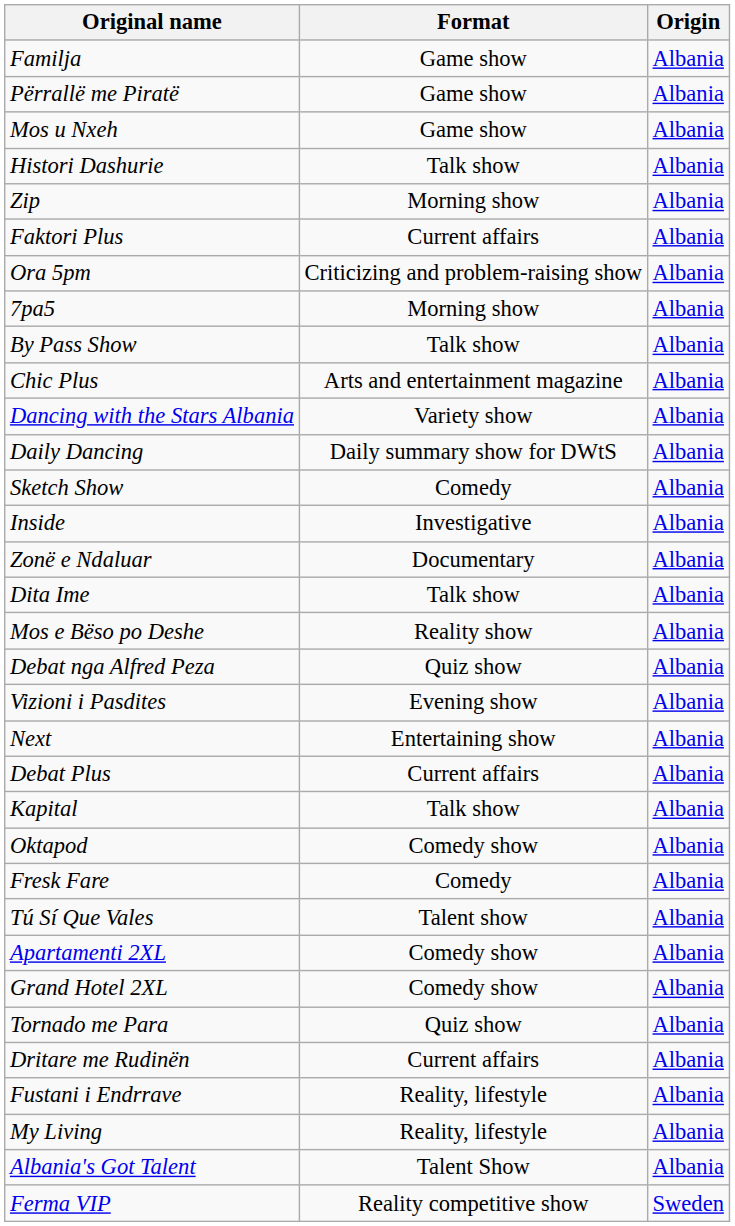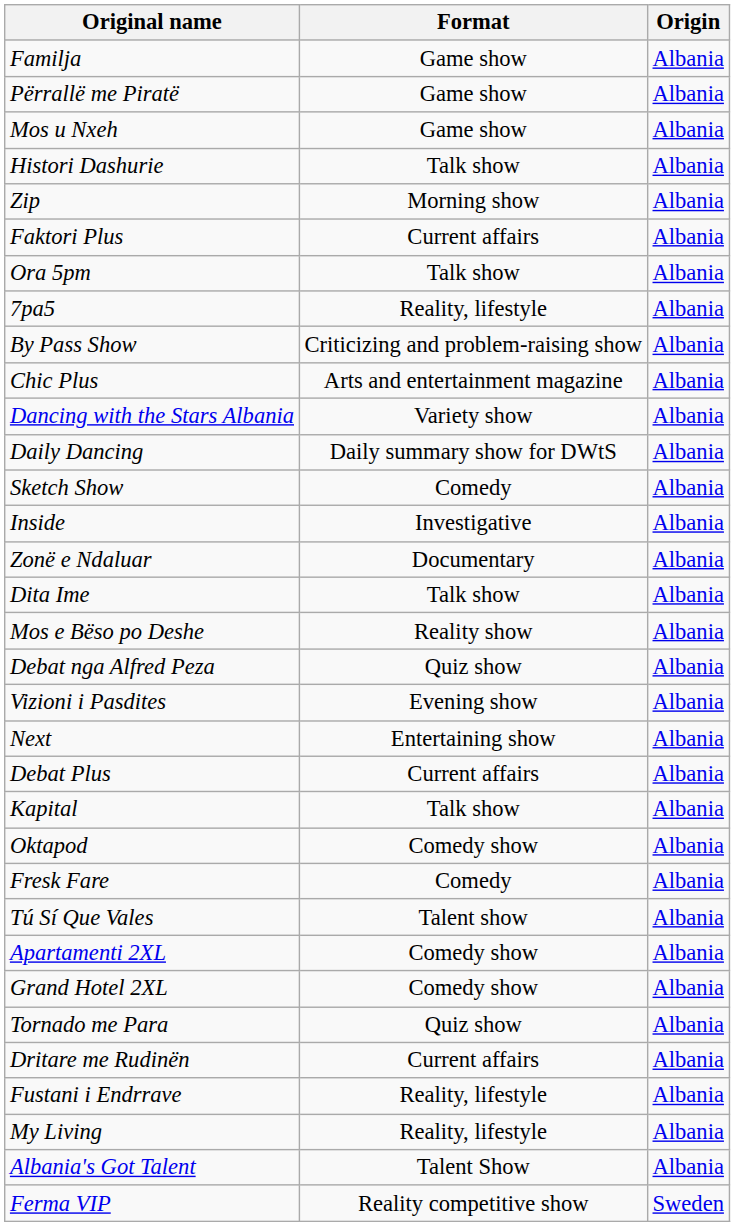(473, 272) Criticizing and problem-raising show -> (473, 272) Talk show
(473, 308) Morning show -> (473, 308) Reality, lifestyle
(473, 344) Talk show -> (473, 344) Criticizing and problem-raising show
